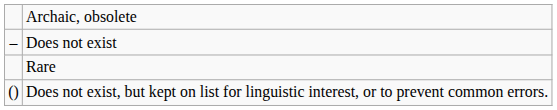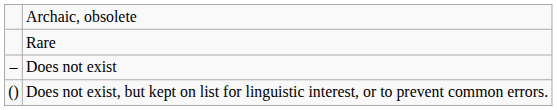rows swapped: (41, 67) <-> (71, 42)
